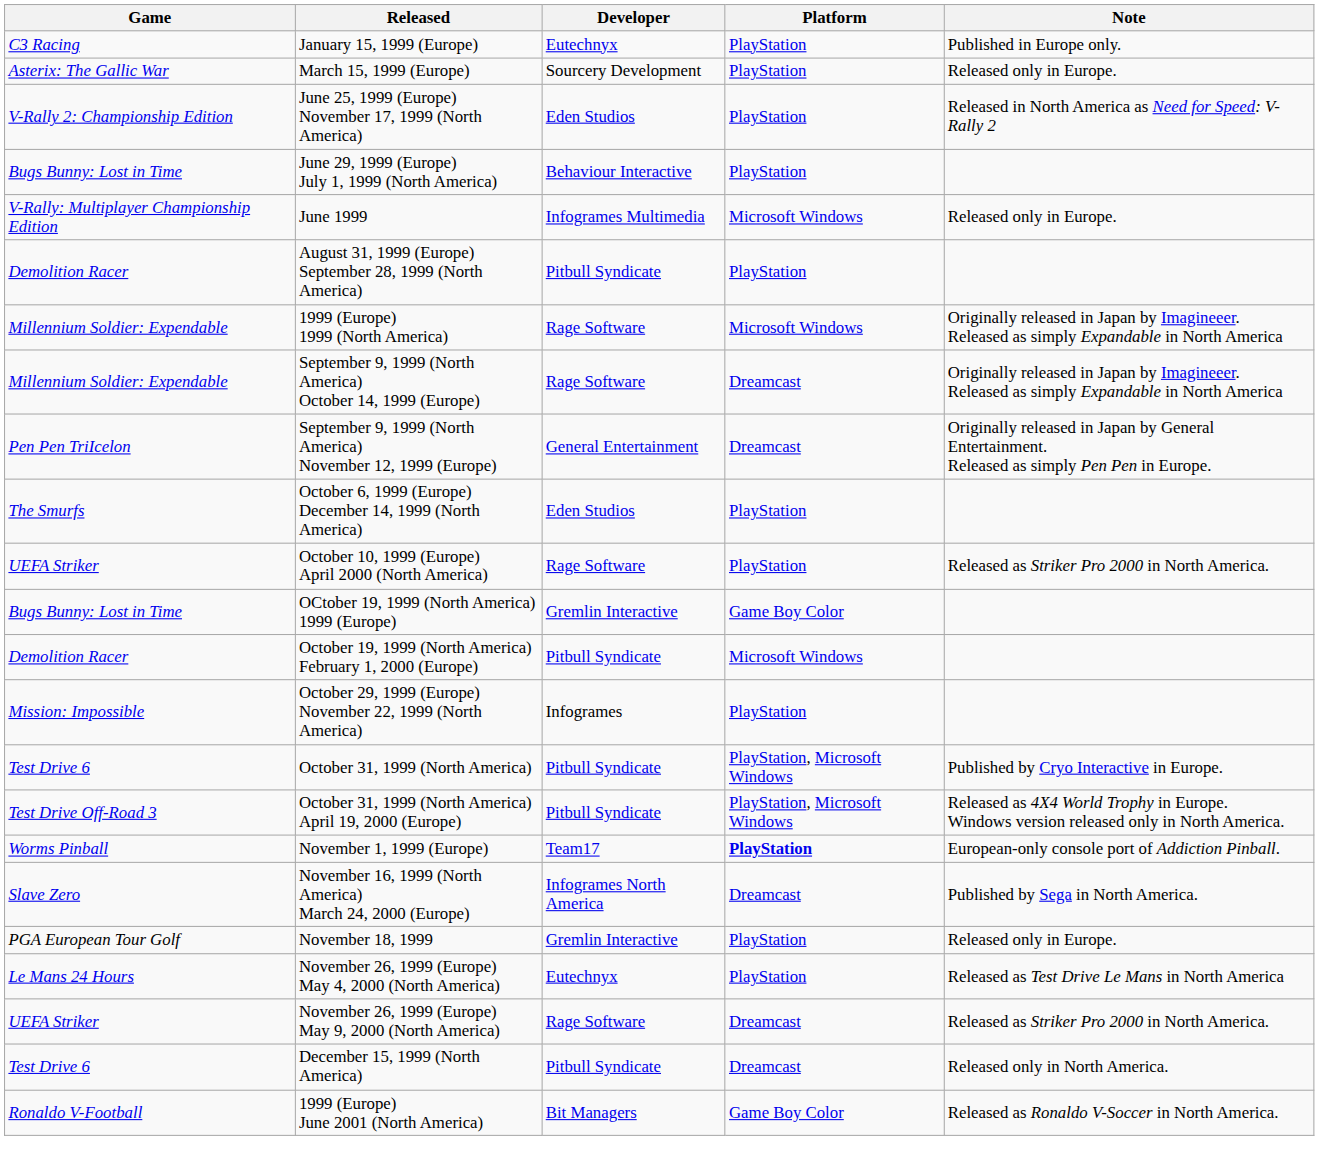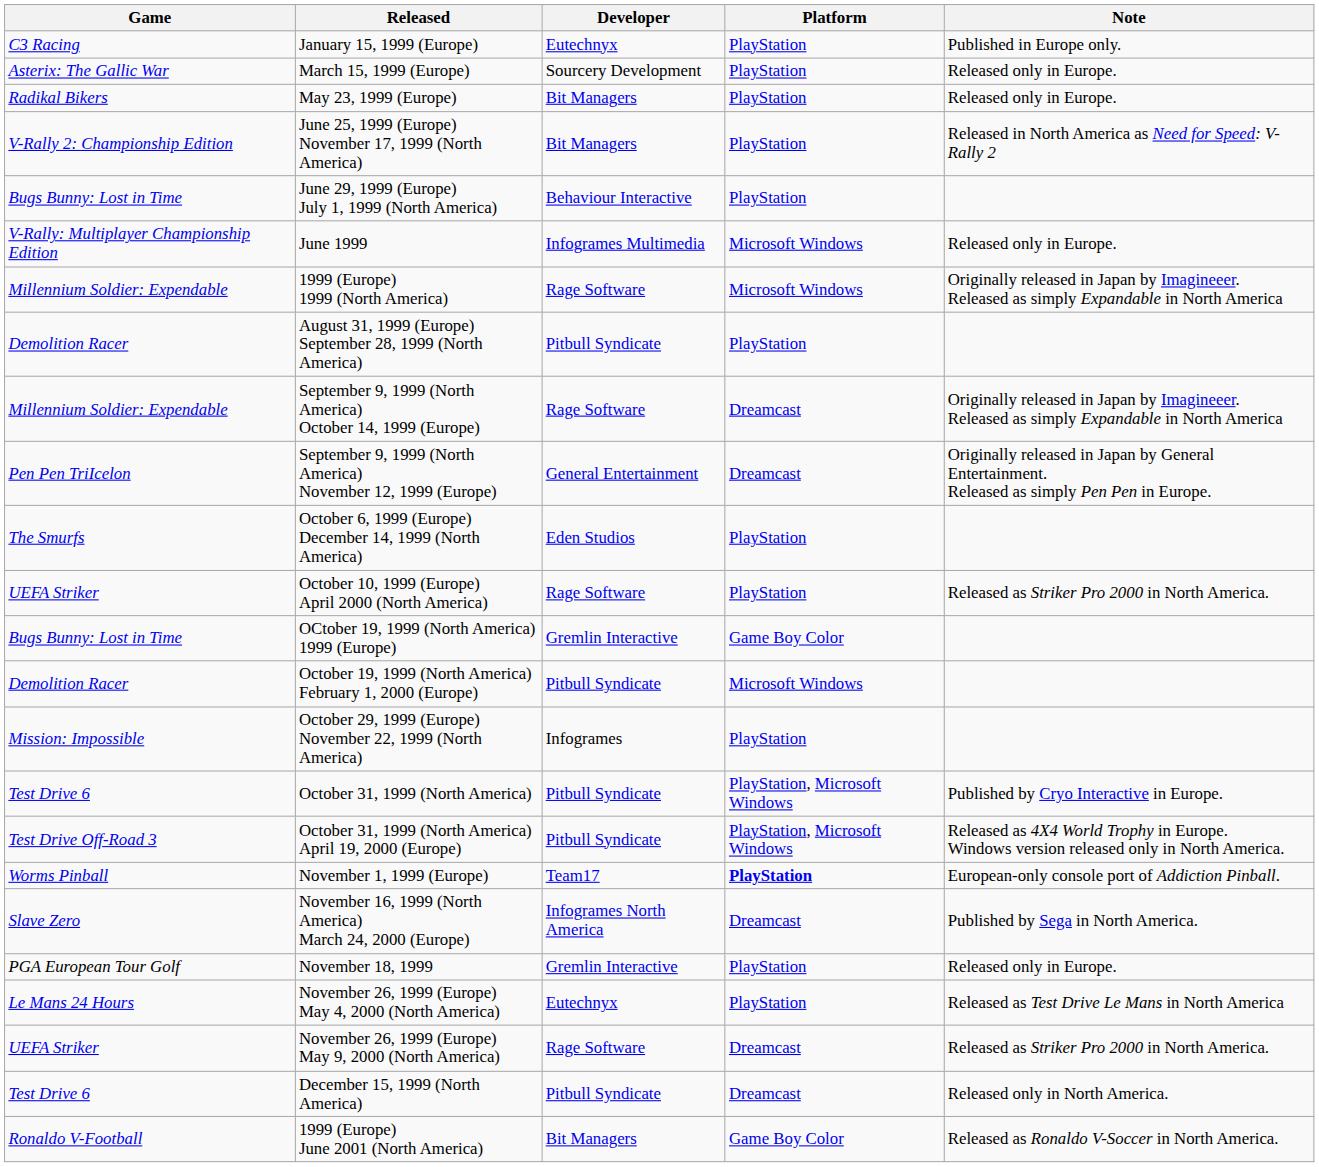+ row: (378, 97)
(590, 116) Eden Studios -> (591, 143) Bit Managers
rows swapped: (391, 272) <-> (374, 327)
